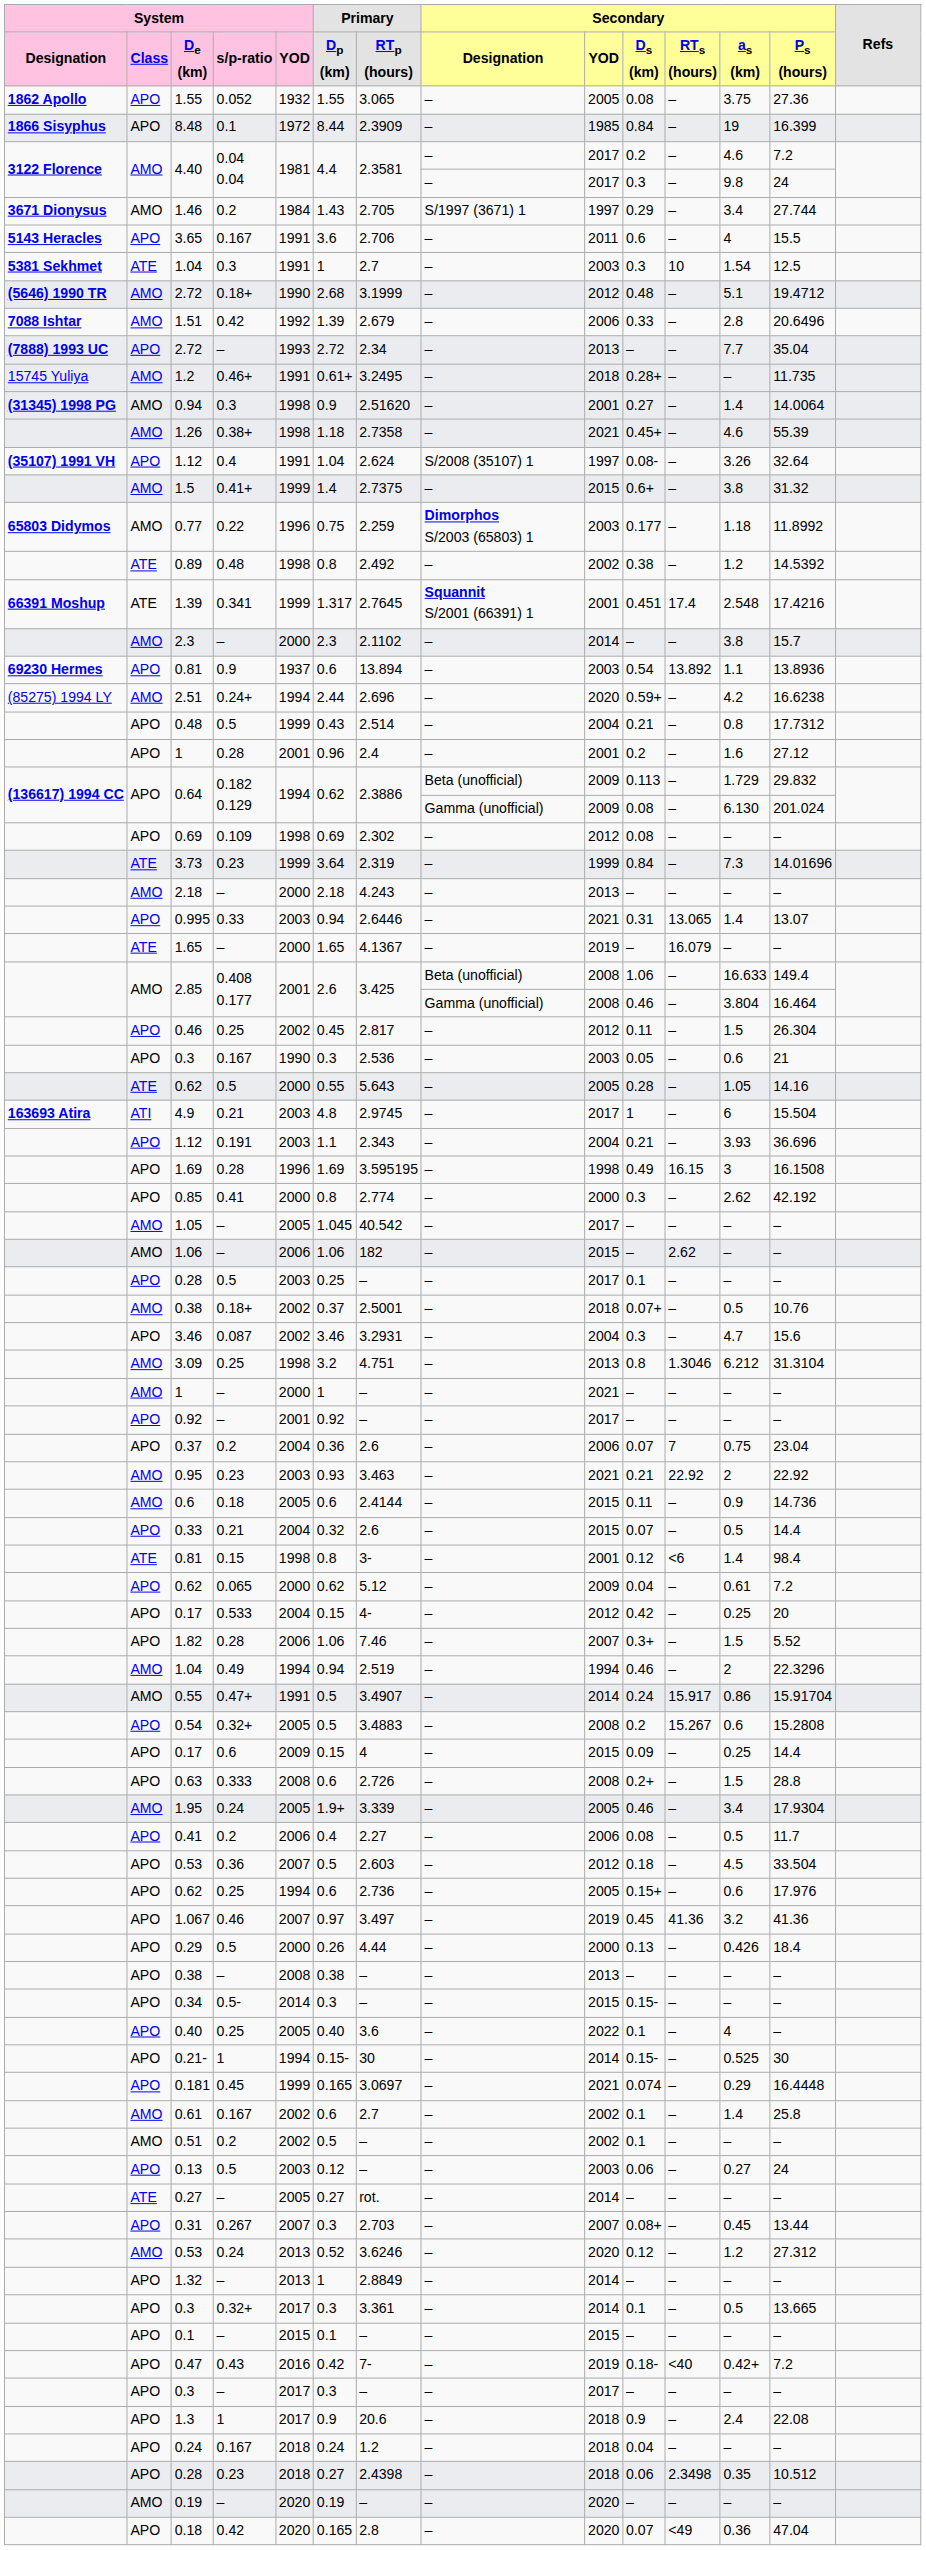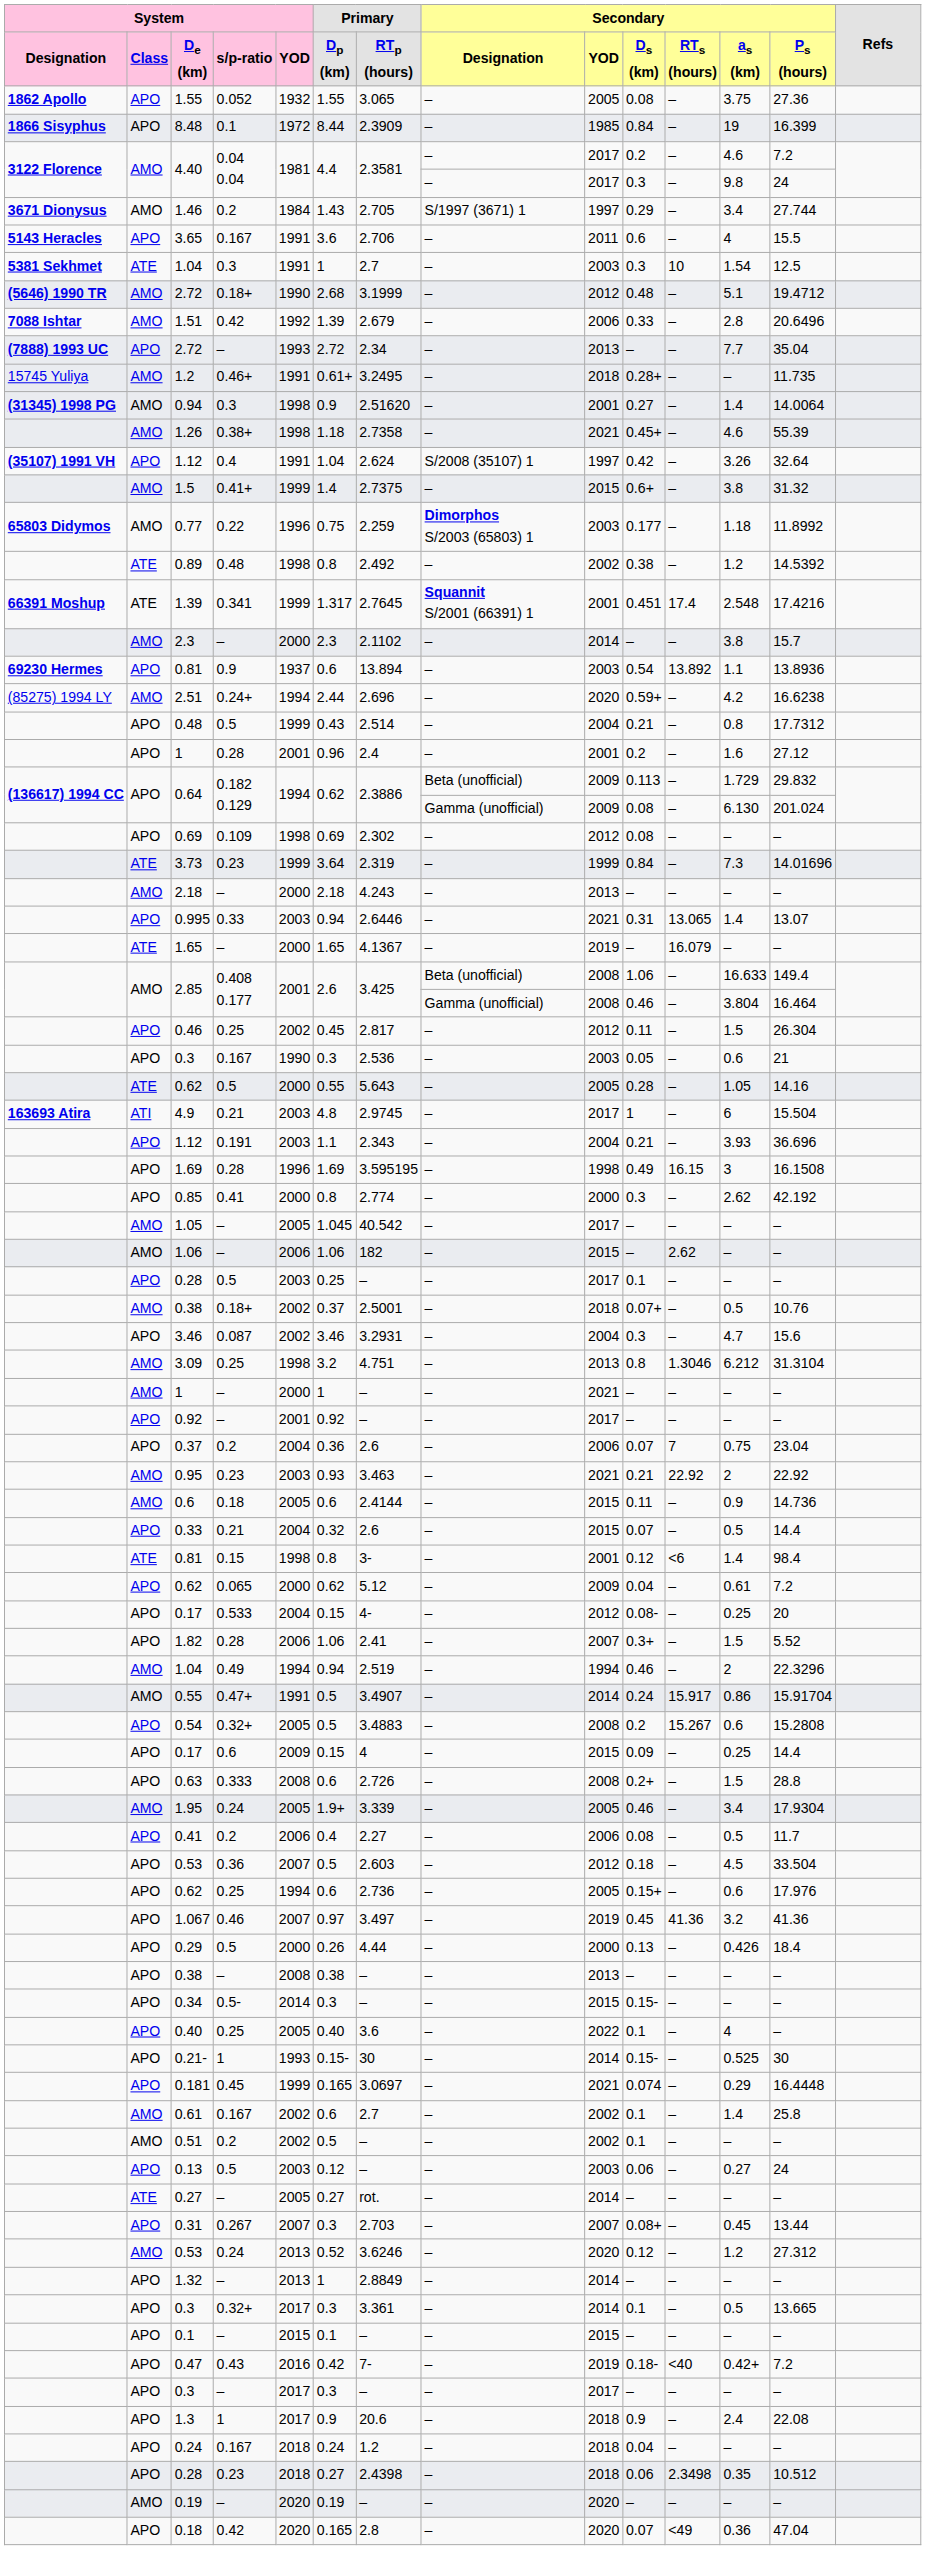(642, 461) 0.08- -> (640, 461) 0.42
(640, 1614) 0.42 -> (642, 1614) 0.08-
(373, 1642) 7.46 -> (373, 1642) 2.41
(295, 2058) 1994 -> (295, 2058) 1993
